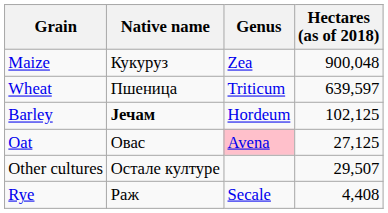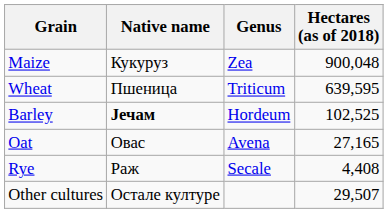(352, 89) 639,597 -> (352, 89) 639,595
(352, 115) 102,125 -> (352, 115) 102,525
(249, 141) pink background -> (249, 141) no background
(356, 141) 27,125 -> (356, 141) 27,165
rows swapped: (21, 194) <-> (56, 168)
